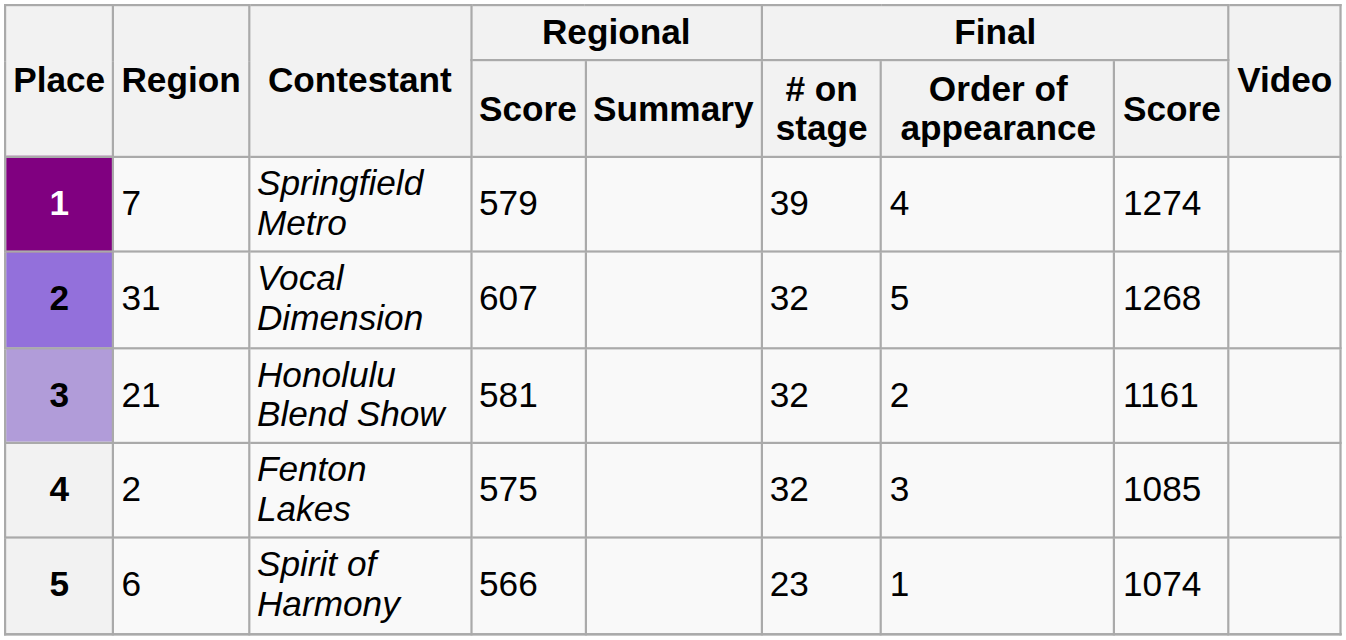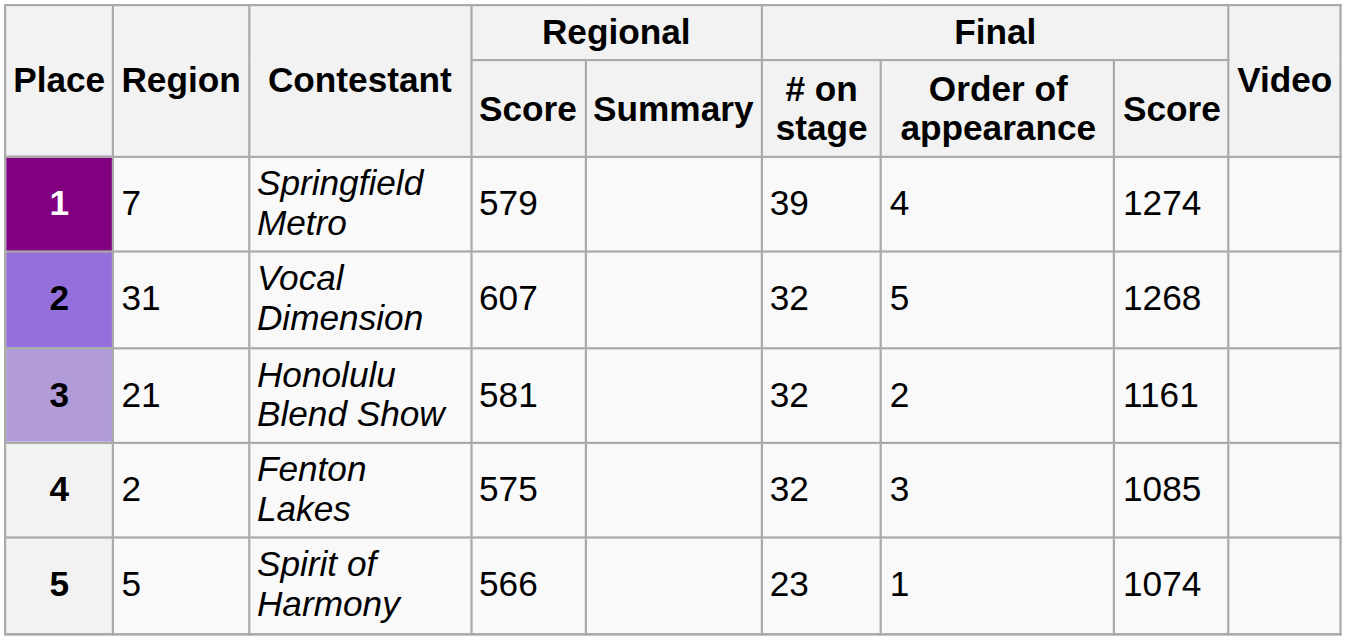(131, 585) 6 -> (131, 585) 5
